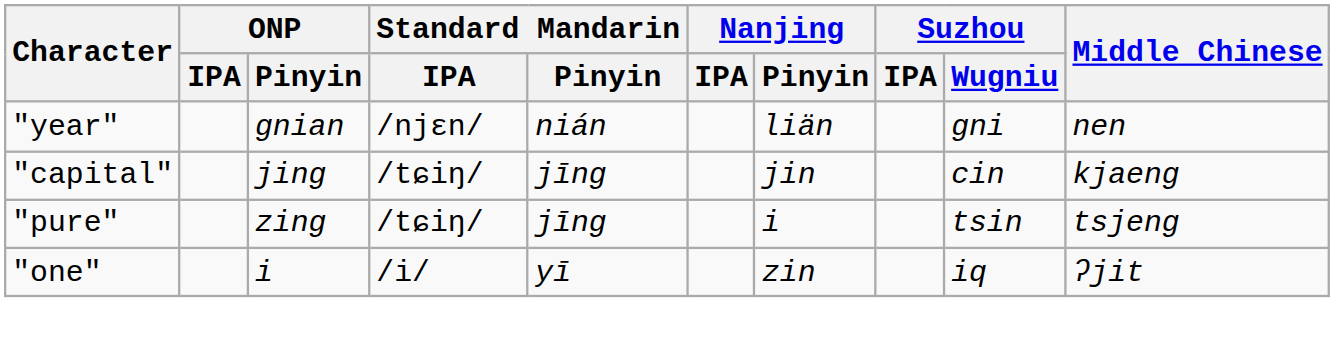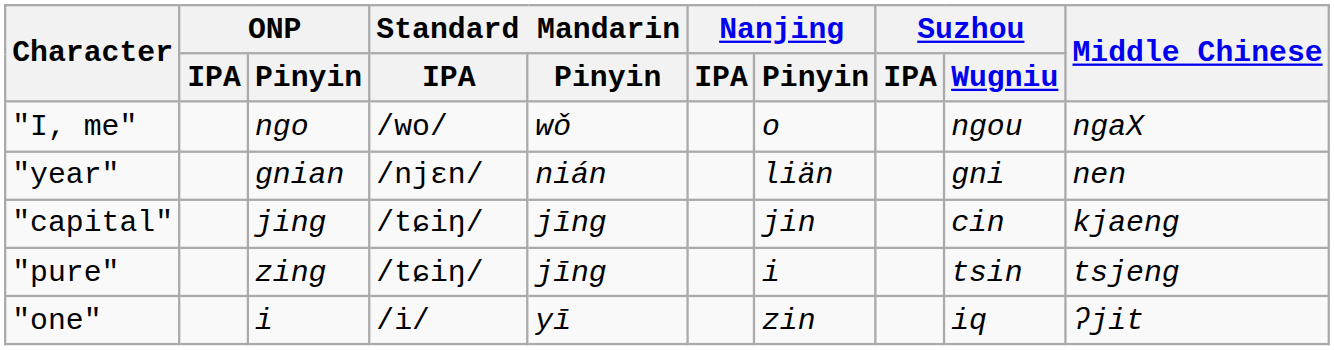+ row: (75, 126)
